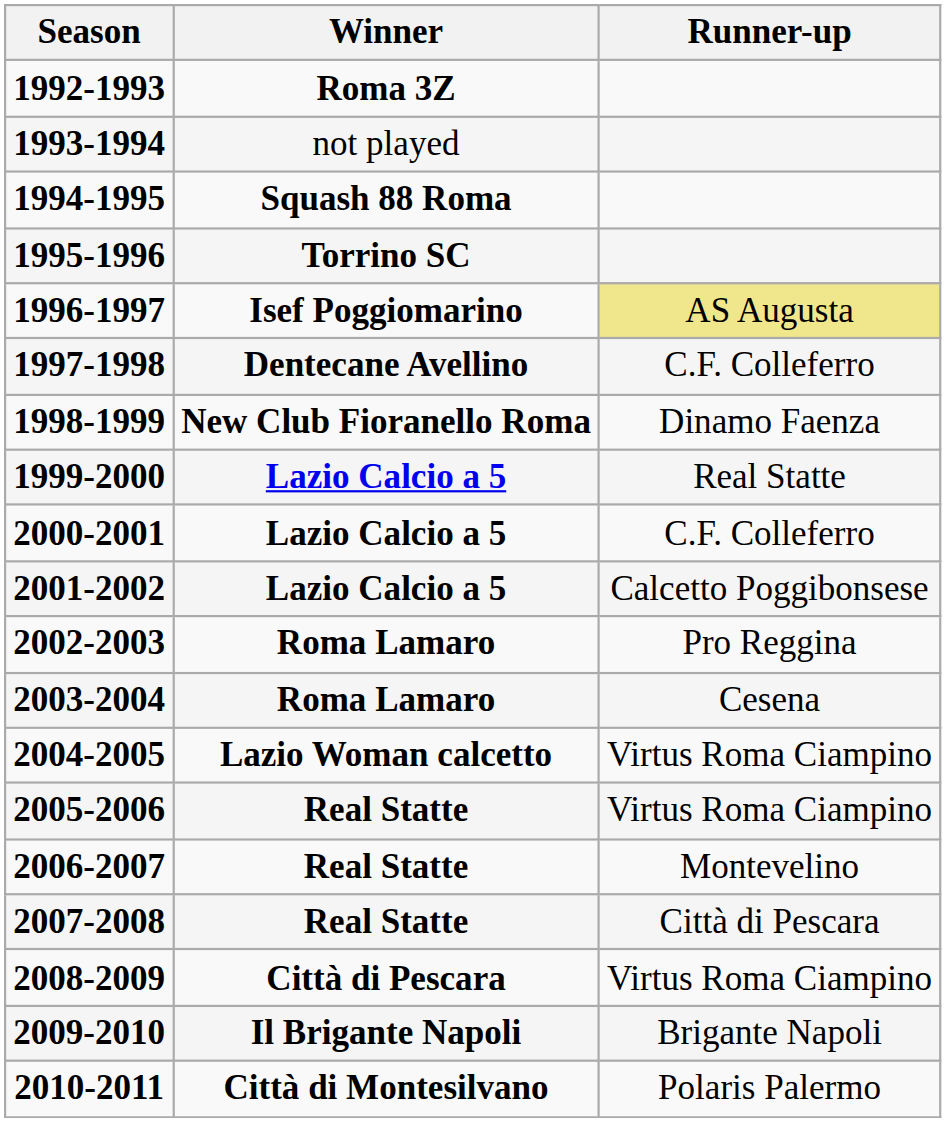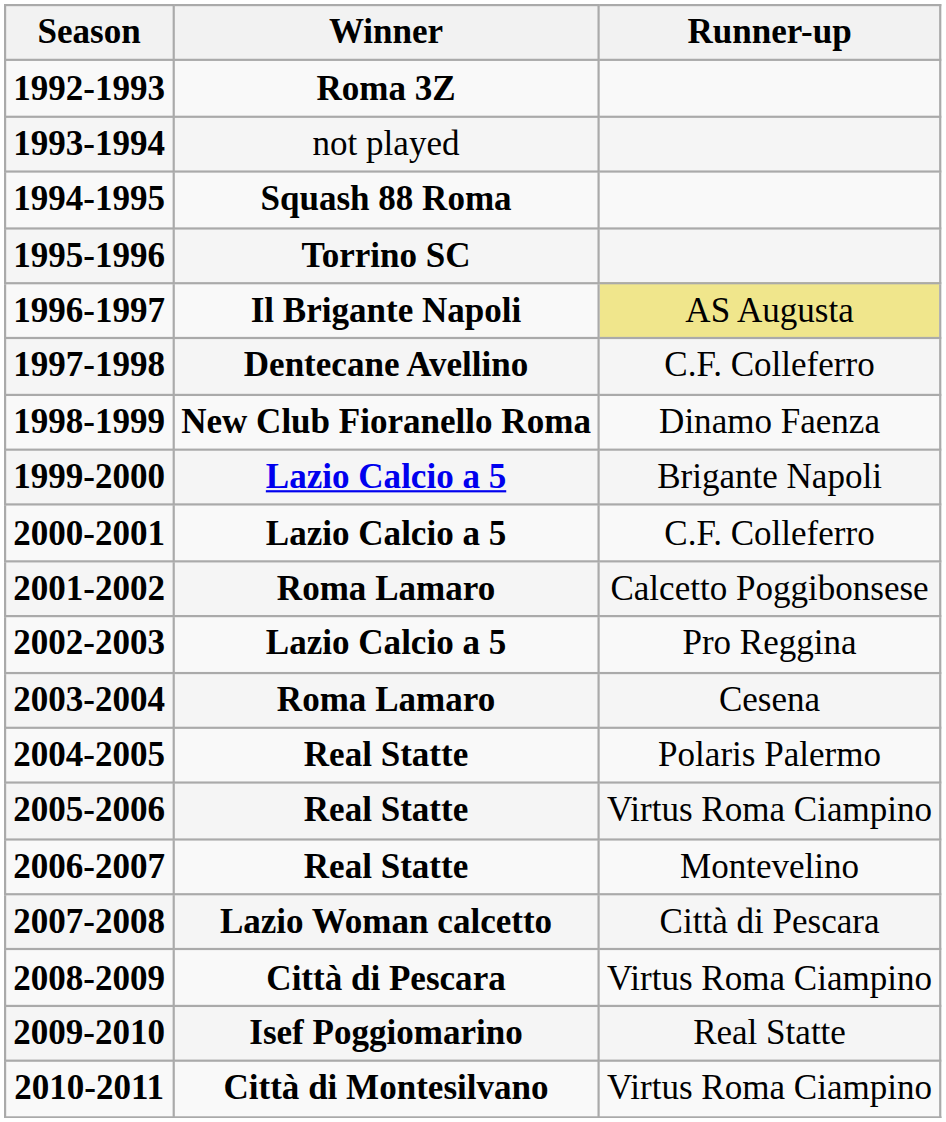(386, 310) Isef Poggiomarino -> (386, 310) Il Brigante Napoli
(770, 476) Real Statte -> (770, 476) Brigante Napoli
(386, 587) Lazio Calcio a 5 -> (386, 587) Roma Lamaro
(386, 643) Roma Lamaro -> (386, 643) Lazio Calcio a 5
(386, 754) Lazio Woman calcetto -> (386, 754) Real Statte
(770, 754) Virtus Roma Ciampino -> (770, 754) Polaris Palermo
(386, 921) Real Statte -> (386, 921) Lazio Woman calcetto
(386, 1032) Il Brigante Napoli -> (386, 1032) Isef Poggiomarino
(770, 1032) Brigante Napoli -> (770, 1032) Real Statte
(770, 1088) Polaris Palermo -> (770, 1088) Virtus Roma Ciampino
